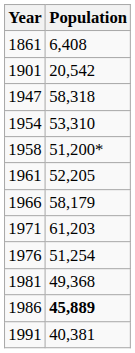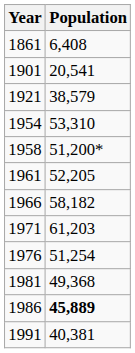(72, 70) 20,542 -> (72, 70) 20,541
+ row: (25, 96)
- row: (25, 96)
(72, 202) 58,179 -> (72, 202) 58,182
